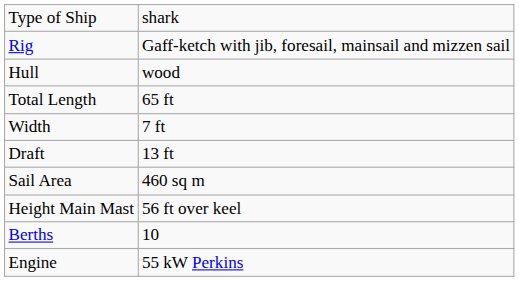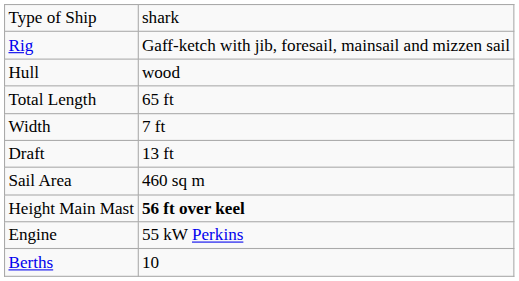(192, 208) normal -> (193, 208) bold
rows swapped: (33, 262) <-> (31, 235)
